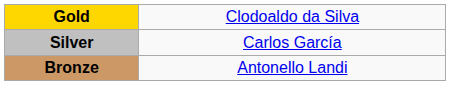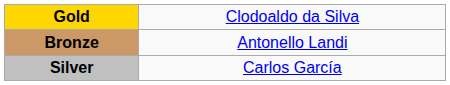rows swapped: (72, 42) <-> (72, 67)
